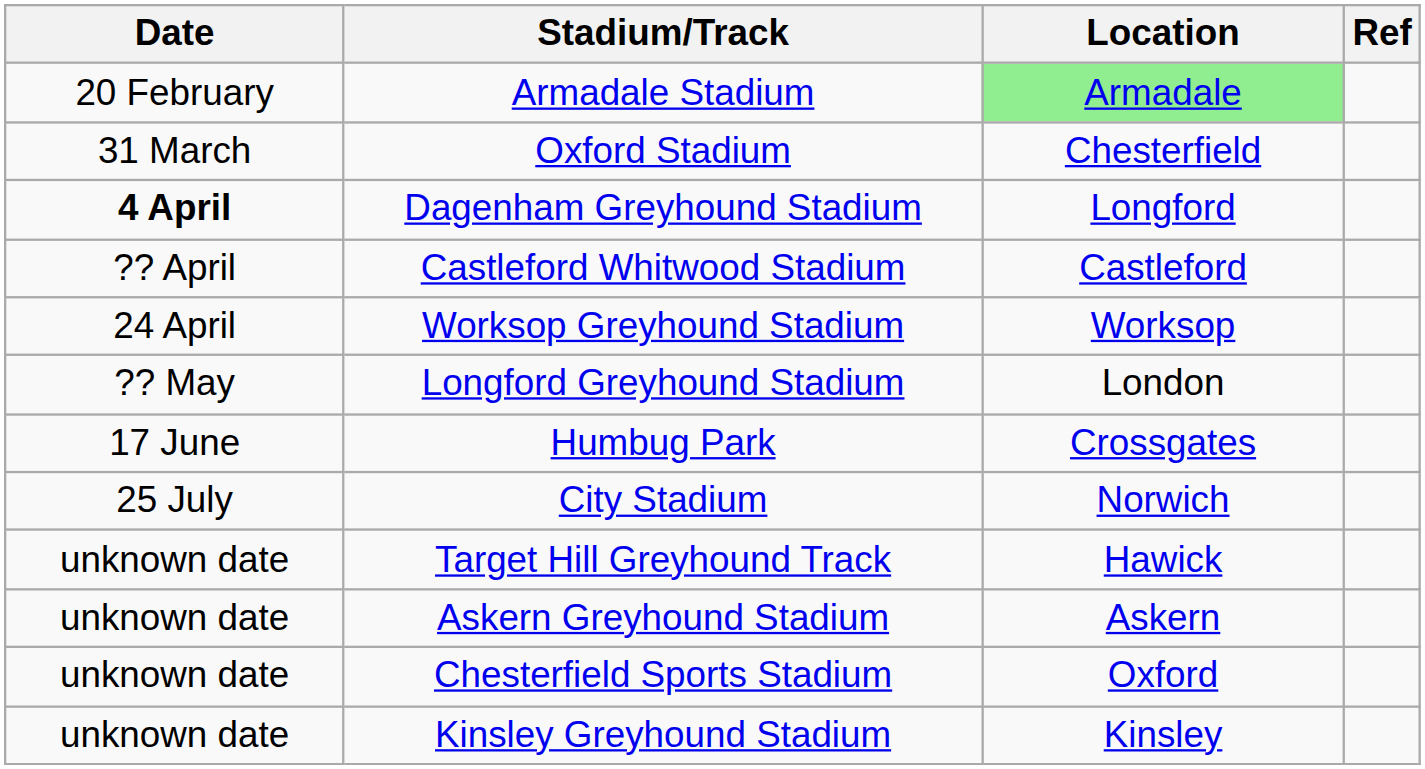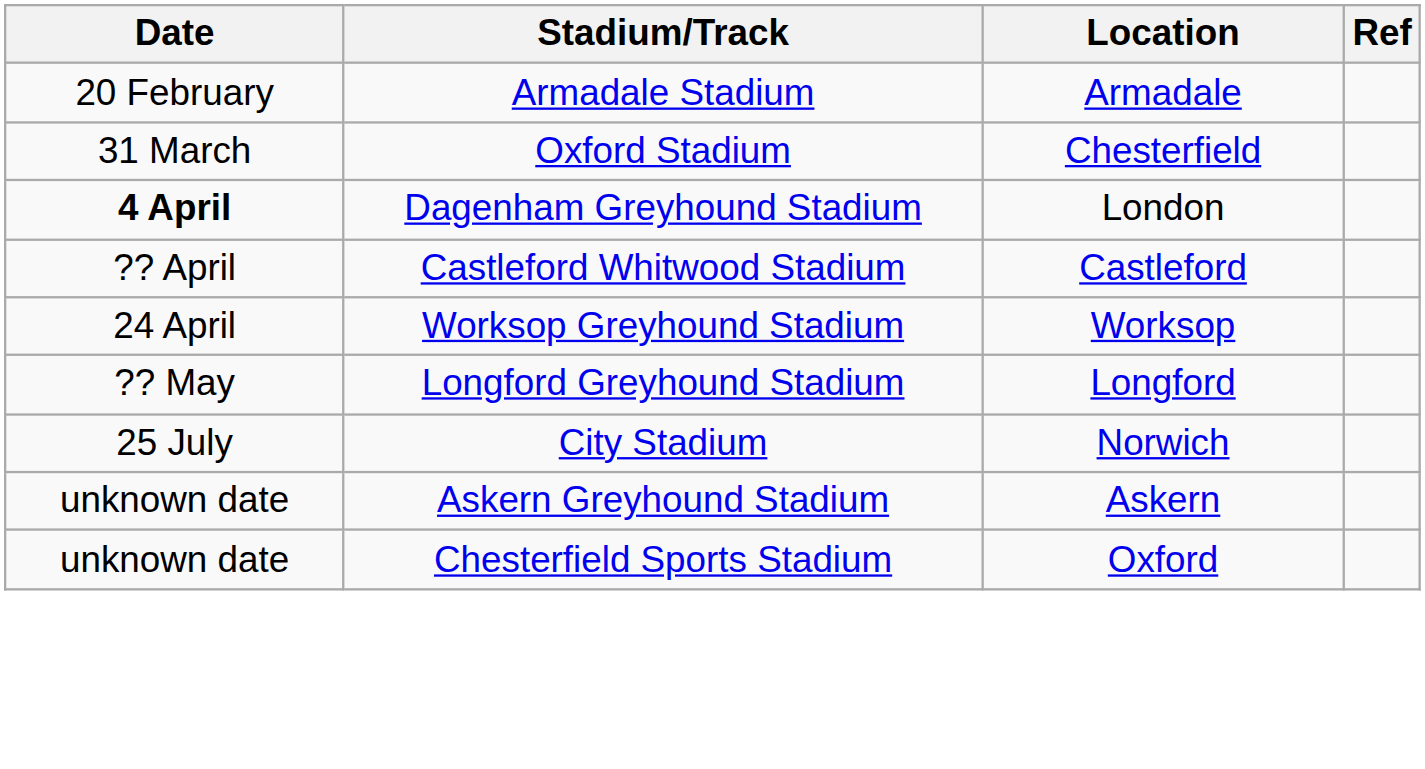(1163, 92) lightgreen background -> (1163, 92) no background
(1163, 208) Longford -> (1163, 208) London
(1163, 383) London -> (1163, 383) Longford
- row: (663, 442)
- row: (663, 558)
- row: (663, 734)
